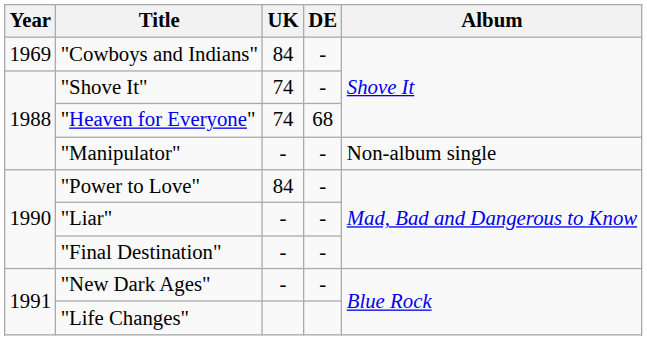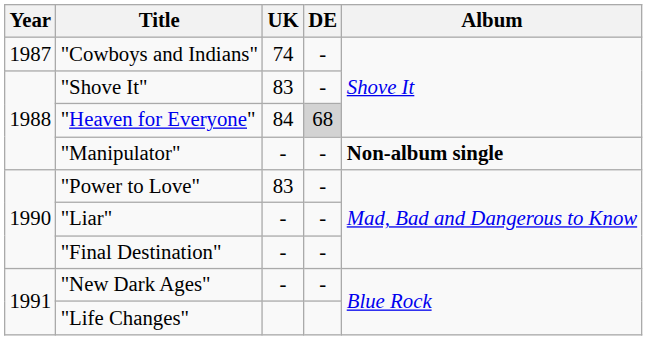(30, 53) 1969 -> (30, 53) 1987
(283, 53) 84 -> (283, 53) 74
(283, 86) 74 -> (283, 86) 83
(283, 119) 74 -> (283, 119) 84
(323, 119) no background -> (323, 119) lightgrey background
(422, 152) normal -> (425, 152) bold
(283, 185) 84 -> (283, 185) 83
